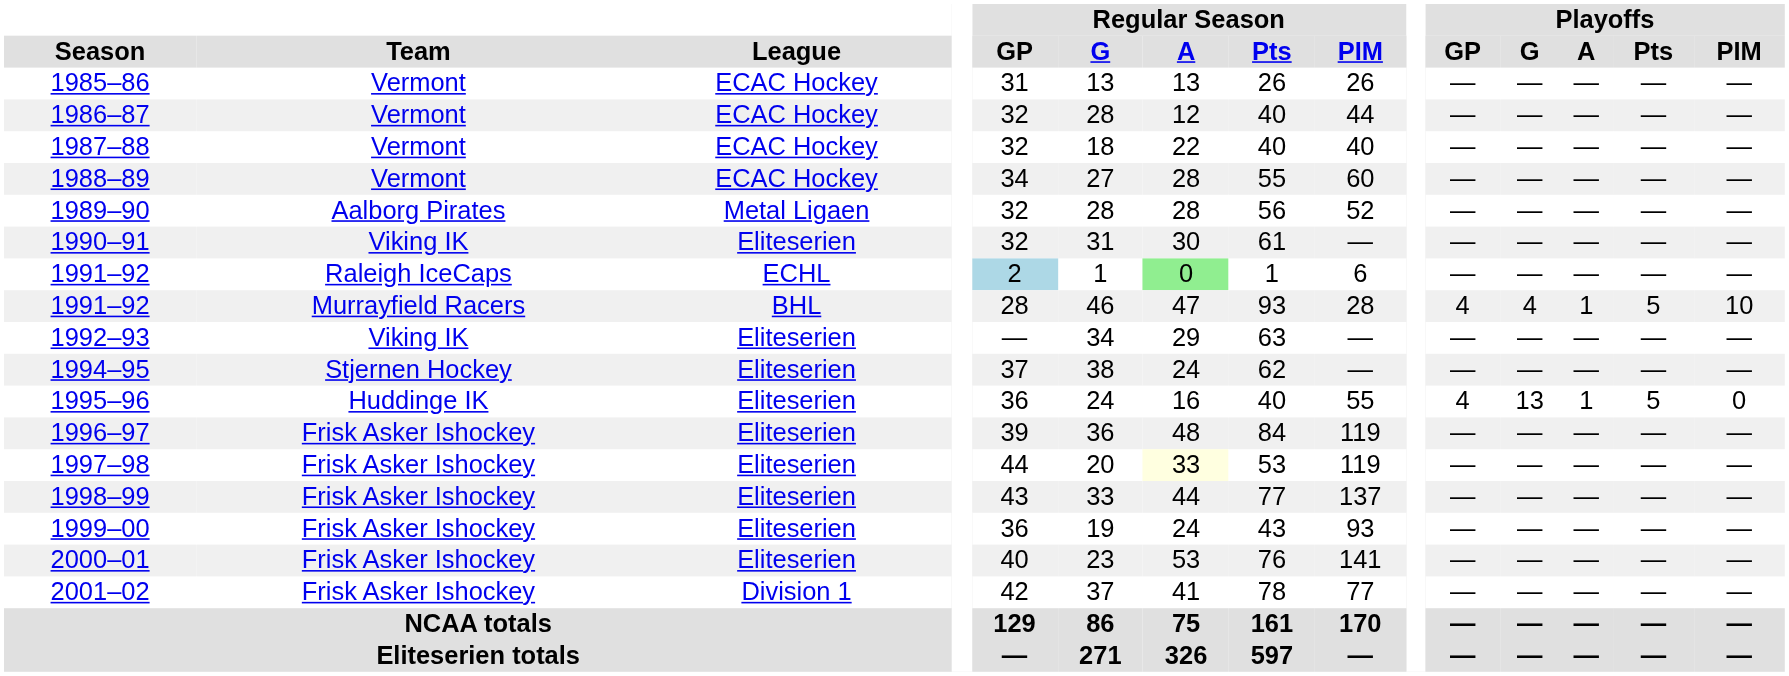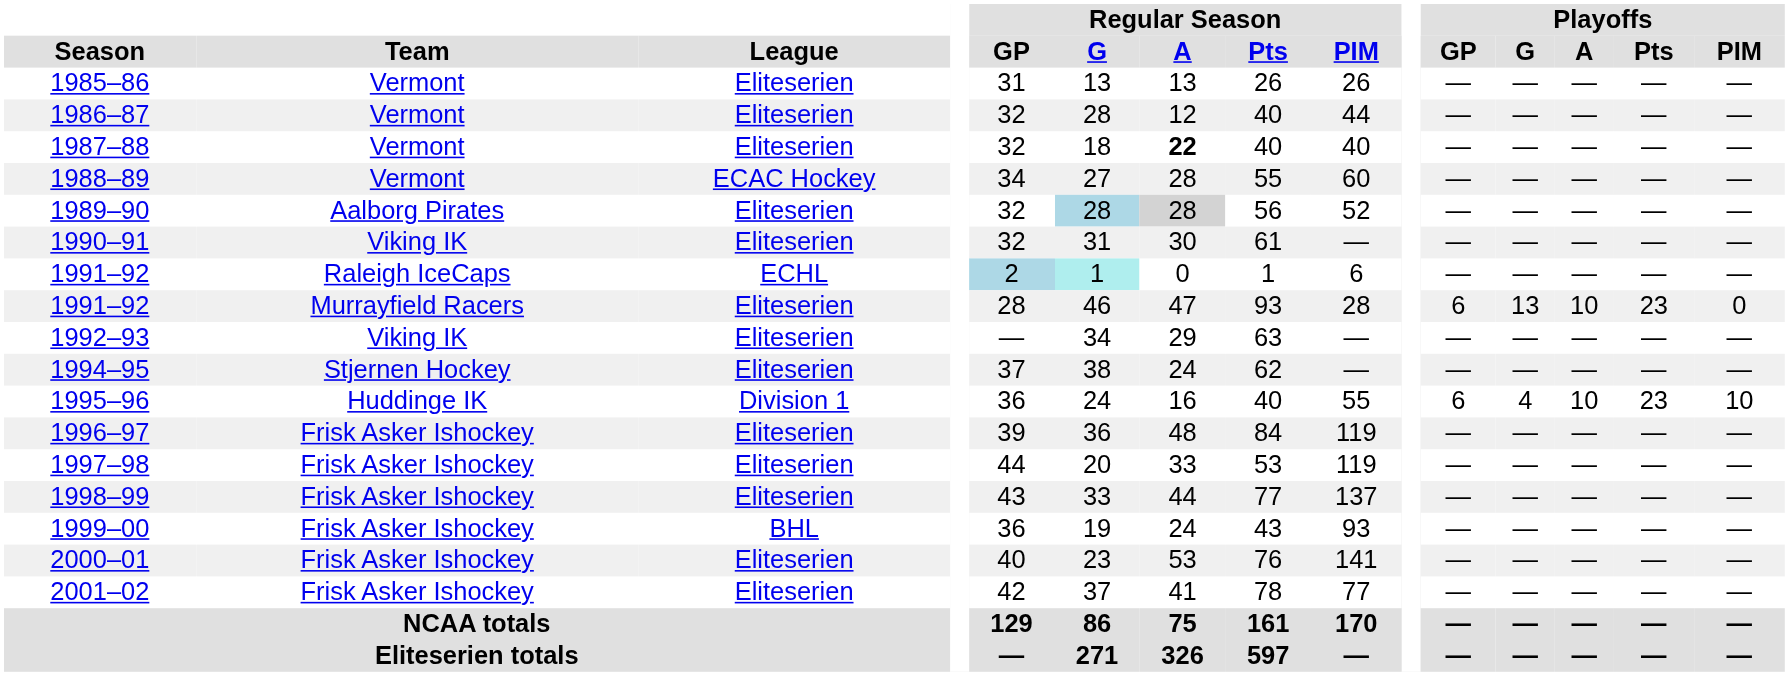(797, 83) ECAC Hockey -> (794, 83) Eliteserien
(797, 115) ECAC Hockey -> (794, 115) Eliteserien
(797, 146) ECAC Hockey -> (794, 146) Eliteserien
(1186, 146) normal -> (1183, 146) bold
(797, 210) Metal Ligaen -> (794, 210) Eliteserien
(1100, 210) no background -> (1097, 210) lightblue background
(1186, 210) no background -> (1183, 210) lightgrey background
(1100, 274) no background -> (1097, 274) paleturquoise background
(1186, 274) lightgreen background -> (1183, 274) no background
(797, 305) BHL -> (794, 305) Eliteserien
(1463, 305) 4 -> (1458, 305) 6
(1530, 305) 4 -> (1525, 305) 13
(1586, 305) 1 -> (1584, 305) 10
(1653, 305) 5 -> (1654, 305) 23
(1739, 305) 10 -> (1739, 305) 0
(797, 401) Eliteserien -> (794, 401) Division 1
(1463, 401) 4 -> (1458, 401) 6
(1530, 401) 13 -> (1525, 401) 4
(1586, 401) 1 -> (1584, 401) 10
(1653, 401) 5 -> (1654, 401) 23
(1739, 401) 0 -> (1739, 401) 10
(1186, 464) lightyellow background -> (1183, 464) no background
(797, 528) Eliteserien -> (794, 528) BHL
(797, 592) Division 1 -> (794, 592) Eliteserien
